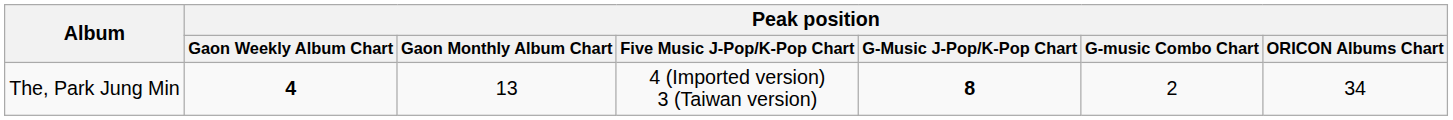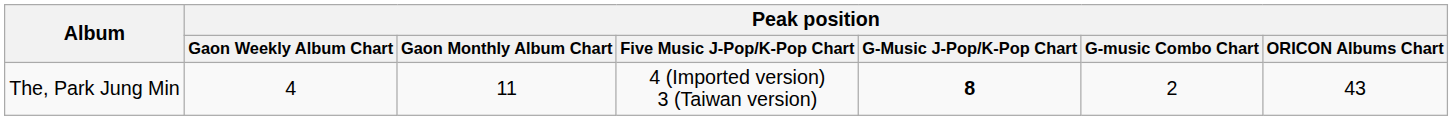(291, 88) bold -> (291, 88) normal
(507, 88) 13 -> (507, 88) 11
(1355, 88) 34 -> (1355, 88) 43
